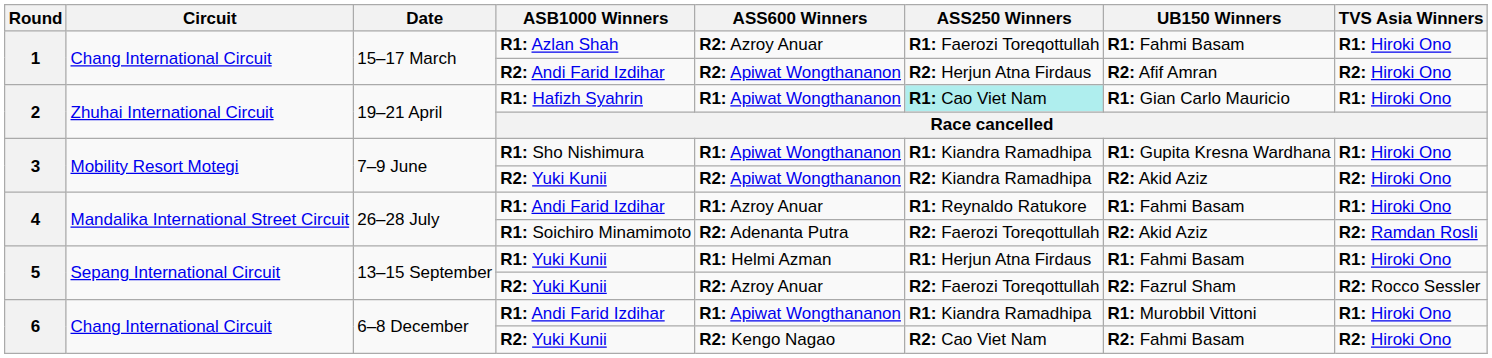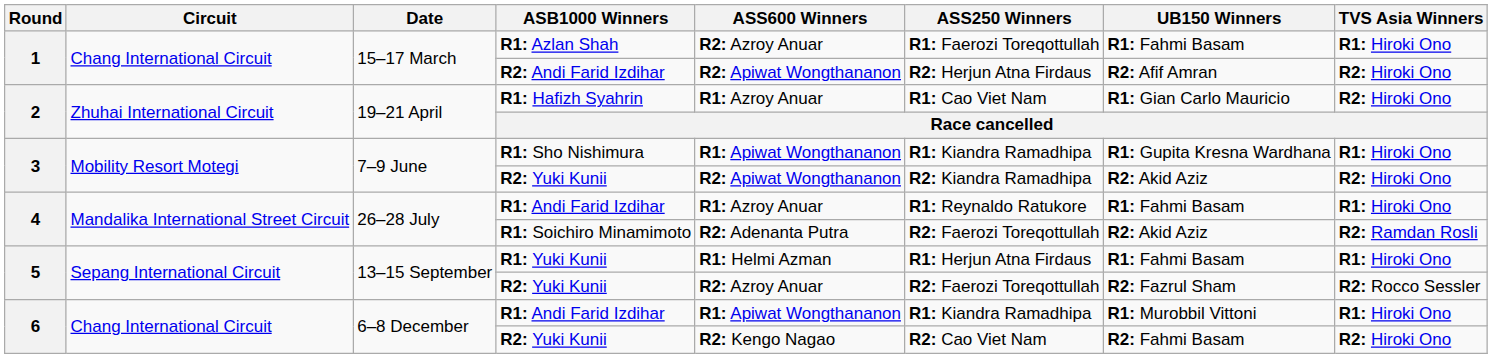(800, 98) R1: Apiwat Wongthananon -> (761, 98) R1: Azroy Anuar
(978, 98) paleturquoise background -> (978, 98) no background
(1395, 98) R1: Hiroki Ono -> (1395, 98) R2: Hiroki Ono
